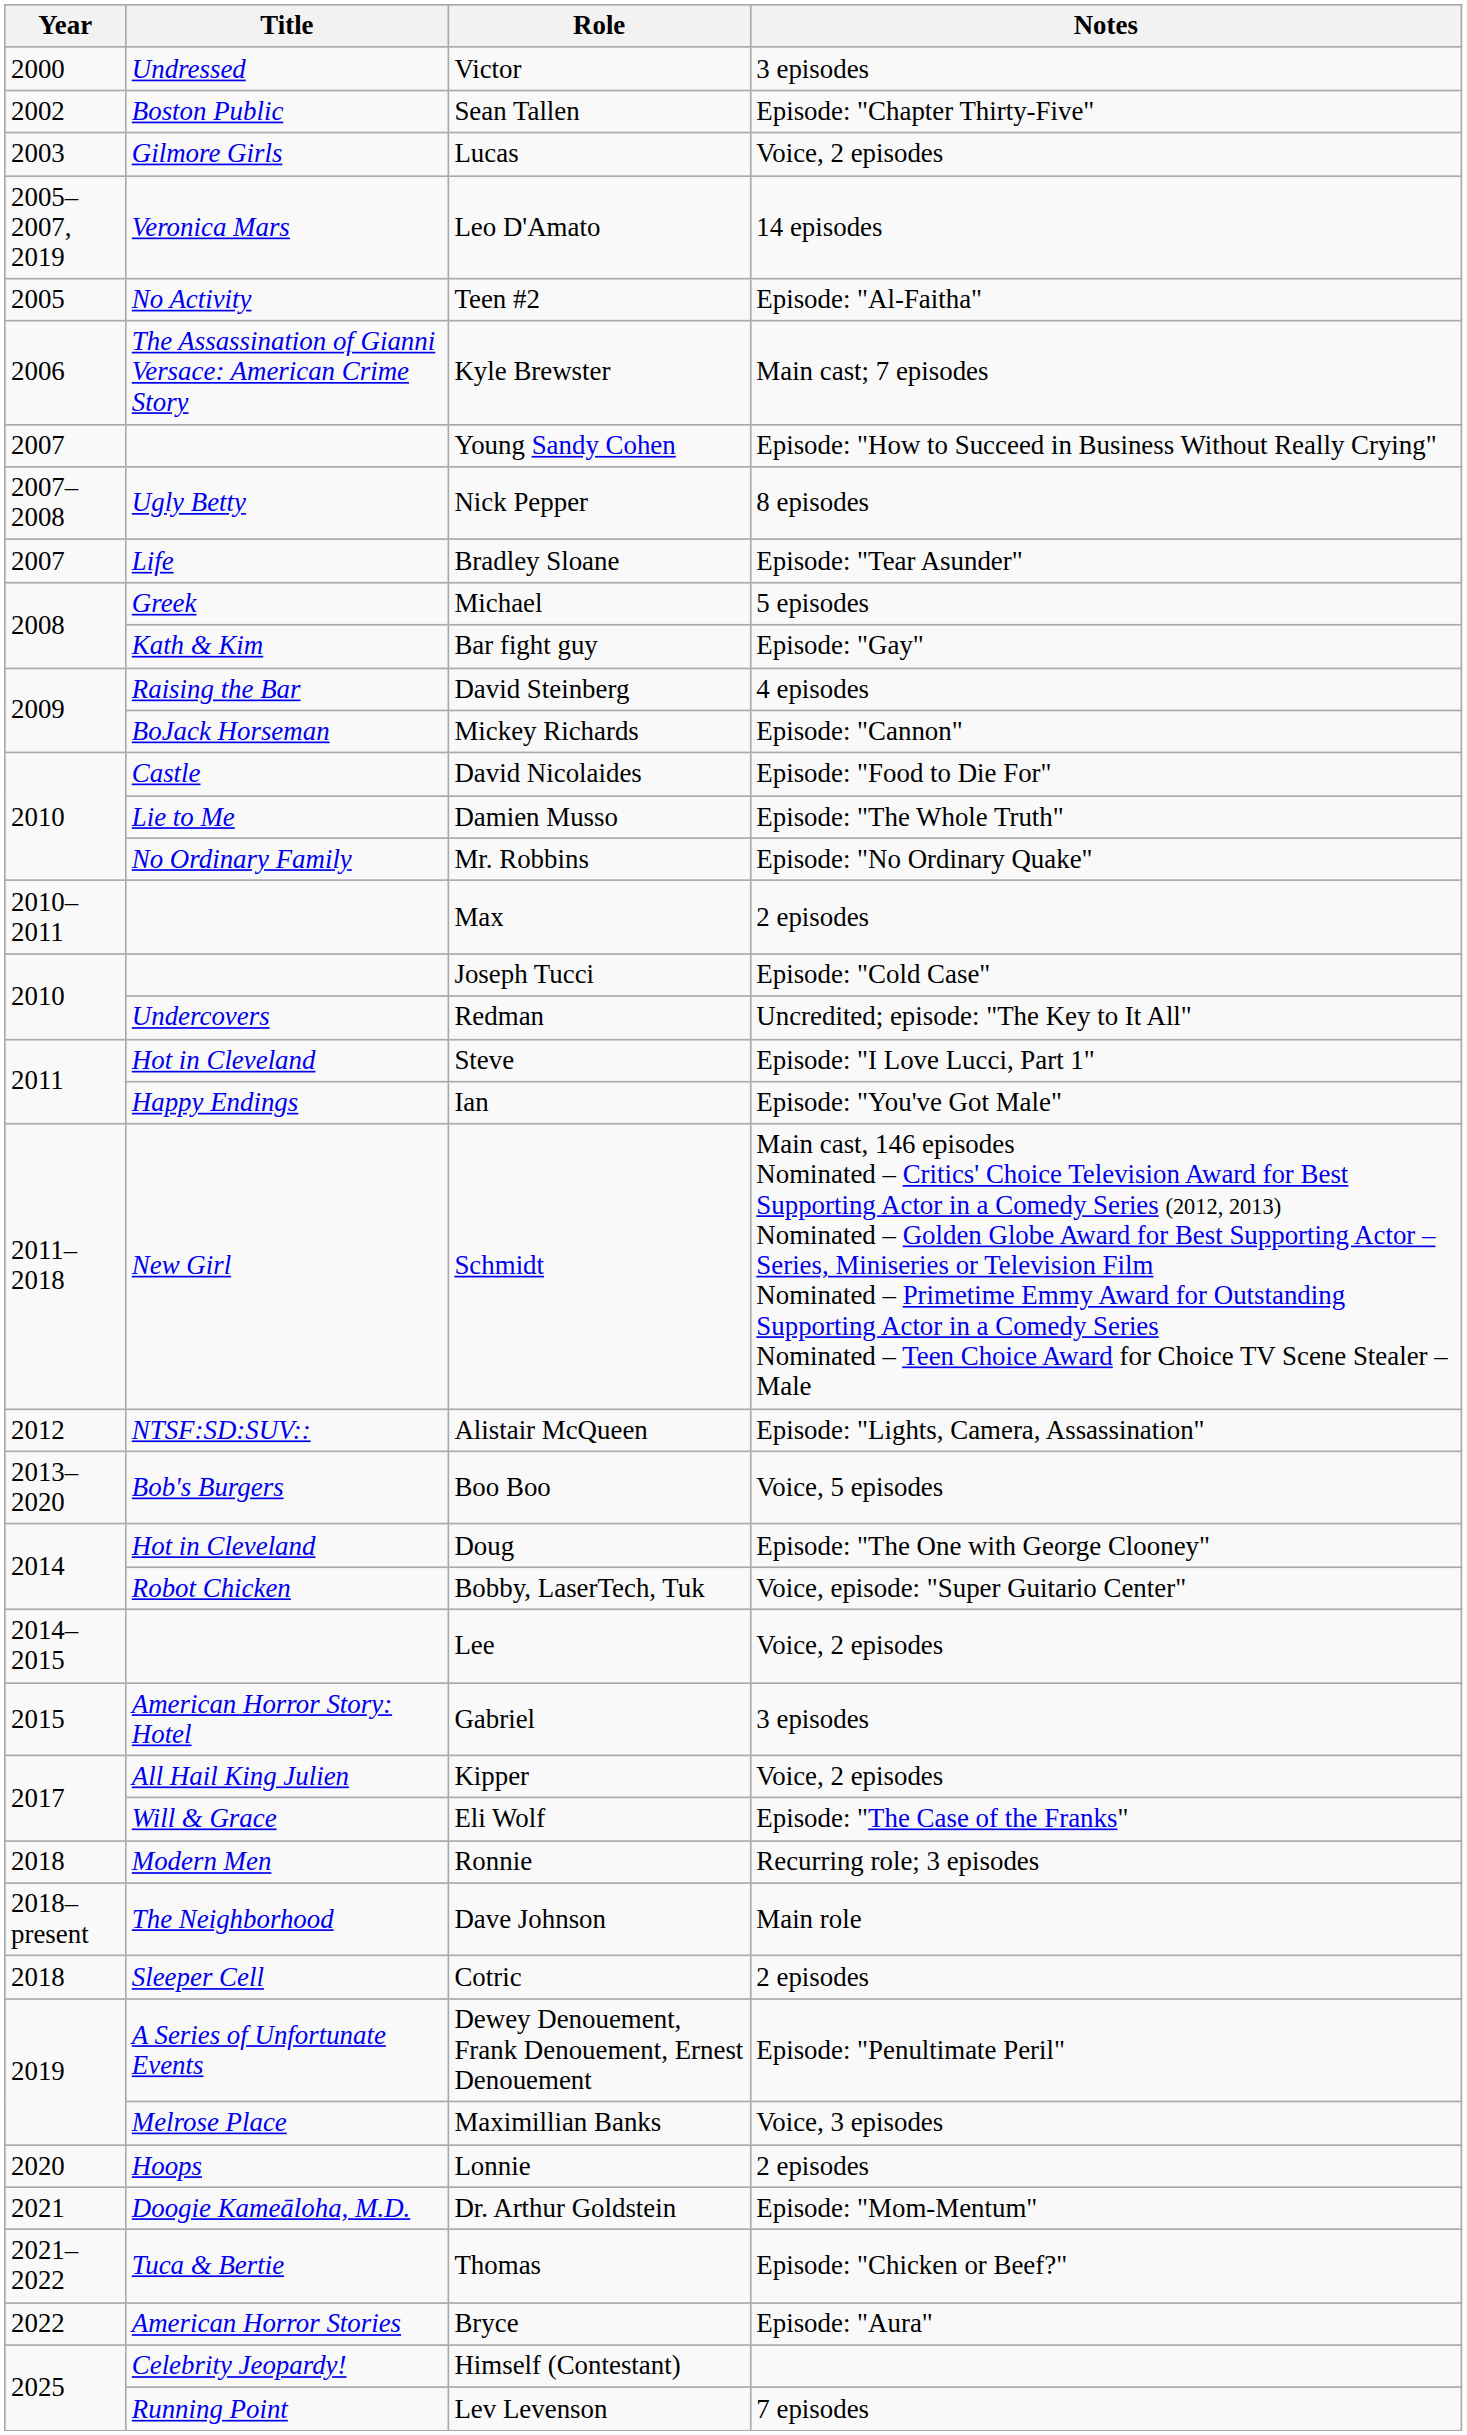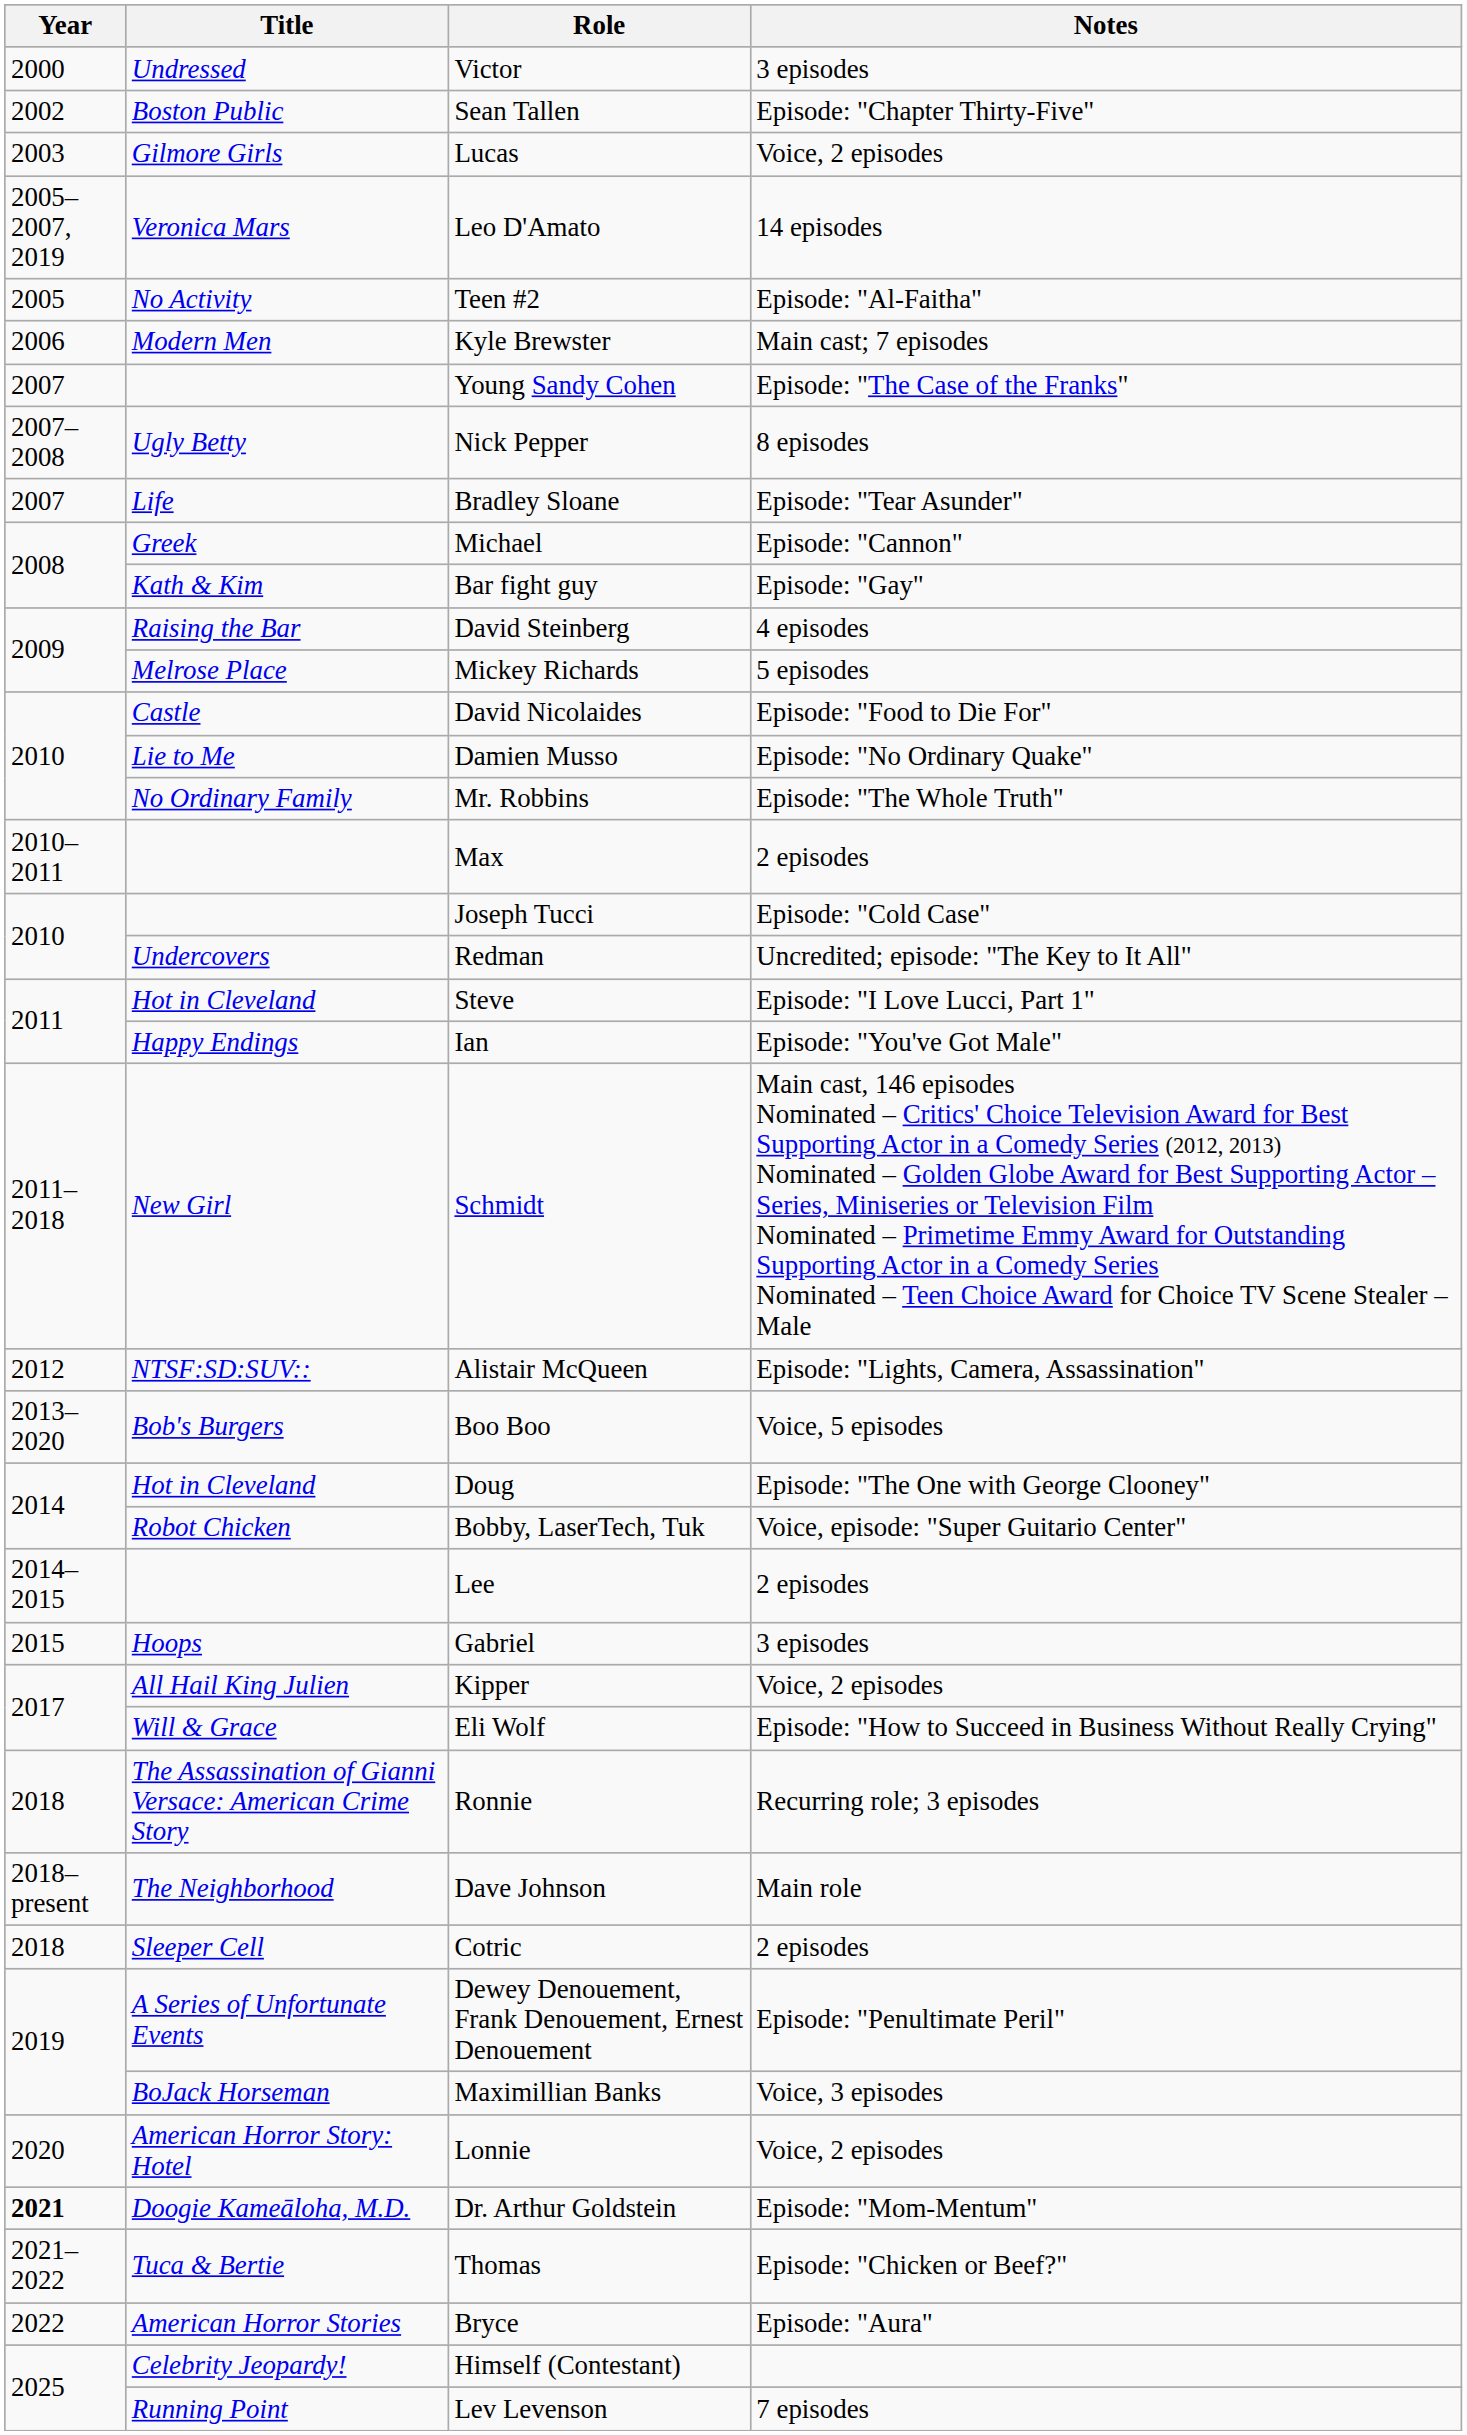(284, 372) The Assassination of Gianni Versace: American Crime Story -> (202, 342) Modern Men
(1097, 445) Episode: "How to Succeed in Business Without Really Crying" -> (942, 384) Episode: "The Case of the Franks"
(813, 603) 5 episodes -> (860, 542) Episode: "Cannon"
(231, 731) BoJack Horseman -> (209, 670) Melrose Place
(860, 731) Episode: "Cannon" -> (813, 670) 5 episodes
(910, 816) Episode: "The Whole Truth" -> (924, 755) Episode: "No Ordinary Quake"
(924, 859) Episode: "No Ordinary Quake" -> (910, 798) Episode: "The Whole Truth"
(850, 1645) Voice, 2 episodes -> (813, 1585) 2 episodes
(262, 1718) American Horror Story: Hotel -> (167, 1642) Hoops
(942, 1818) Episode: "The Case of the Franks" -> (1097, 1728) Episode: "How to Succeed in Business Without Really Crying"
(202, 1861) Modern Men -> (284, 1800) The Assassination of Gianni Versace: American Crime Story
(209, 2122) Melrose Place -> (231, 2092) BoJack Horseman
(167, 2165) Hoops -> (262, 2150) American Horror Story: Hotel
(813, 2165) 2 episodes -> (850, 2150) Voice, 2 episodes
(38, 2207) normal -> (38, 2207) bold
